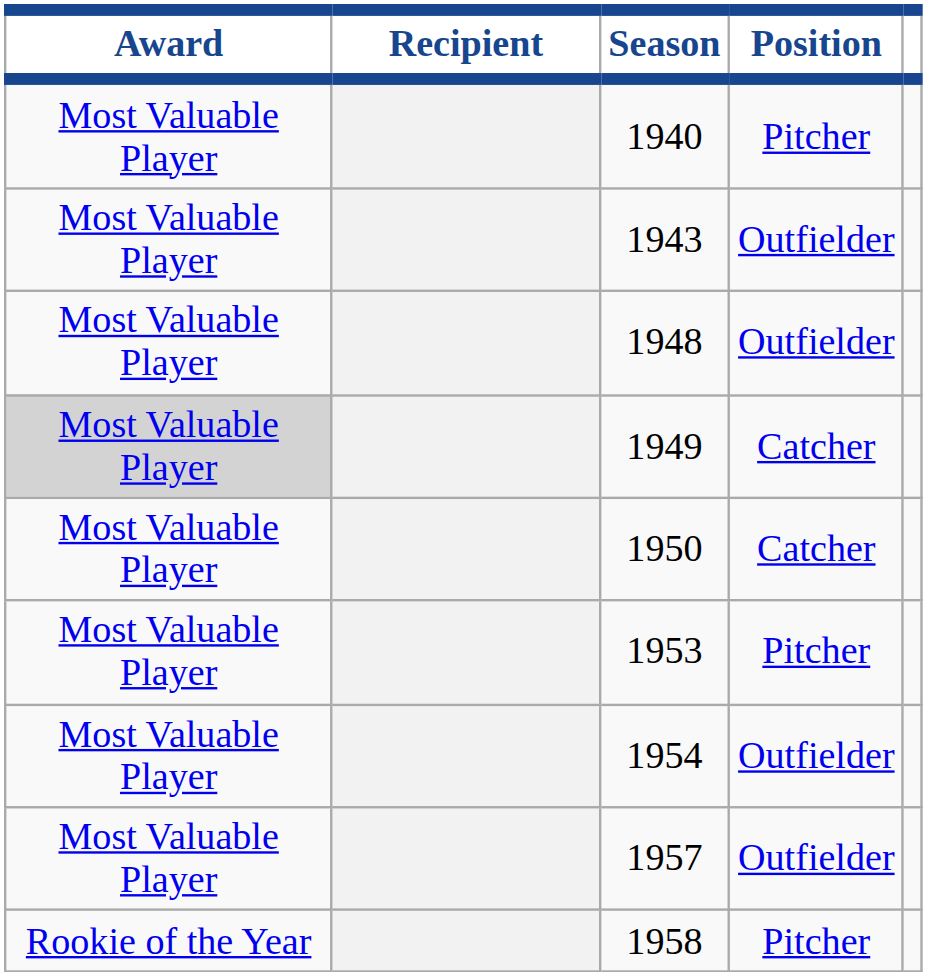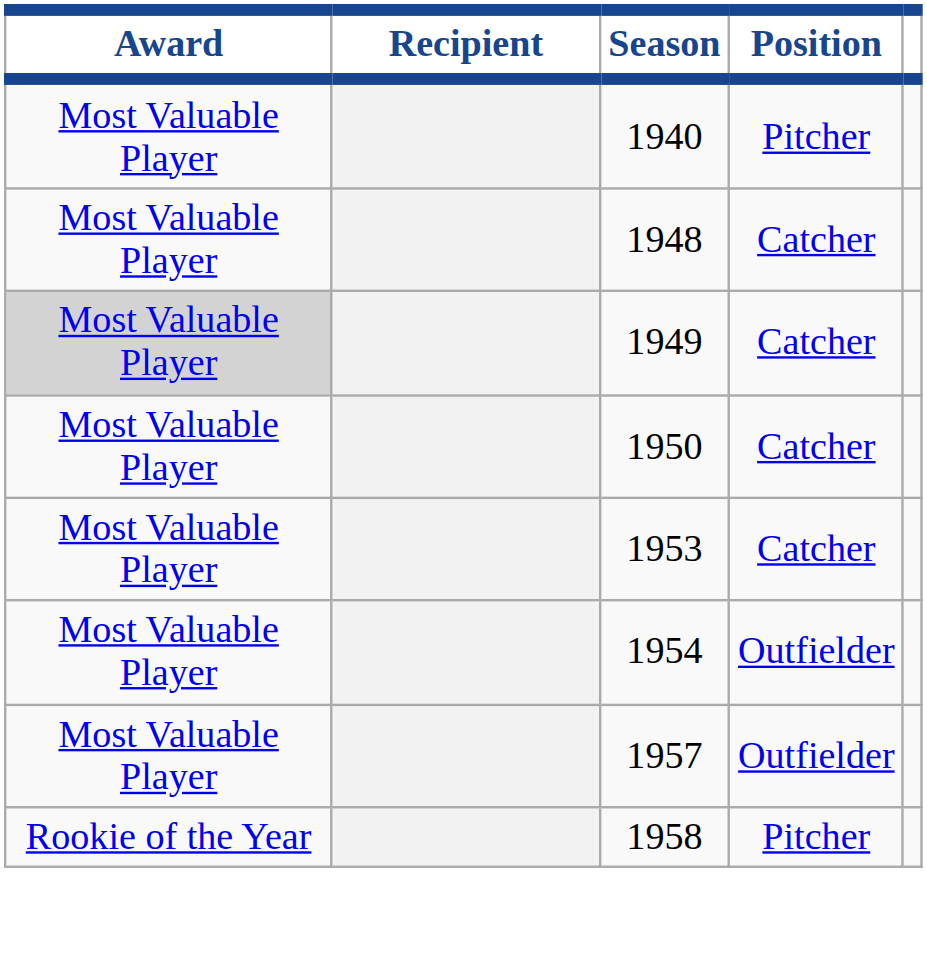- row: (664, 238)
(816, 342) Outfielder -> (816, 238) Catcher
(816, 651) Pitcher -> (816, 548) Catcher
